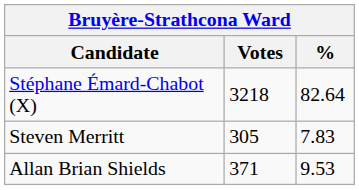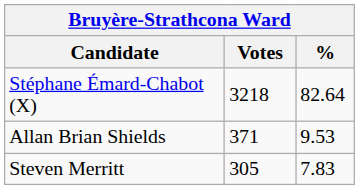rows swapped: (87, 168) <-> (67, 136)
